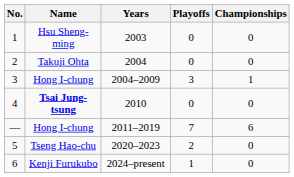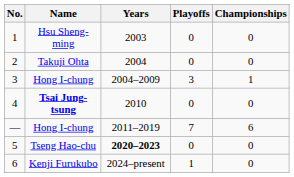(136, 145) normal -> (136, 145) bold
(191, 145) 2 -> (191, 145) 0
